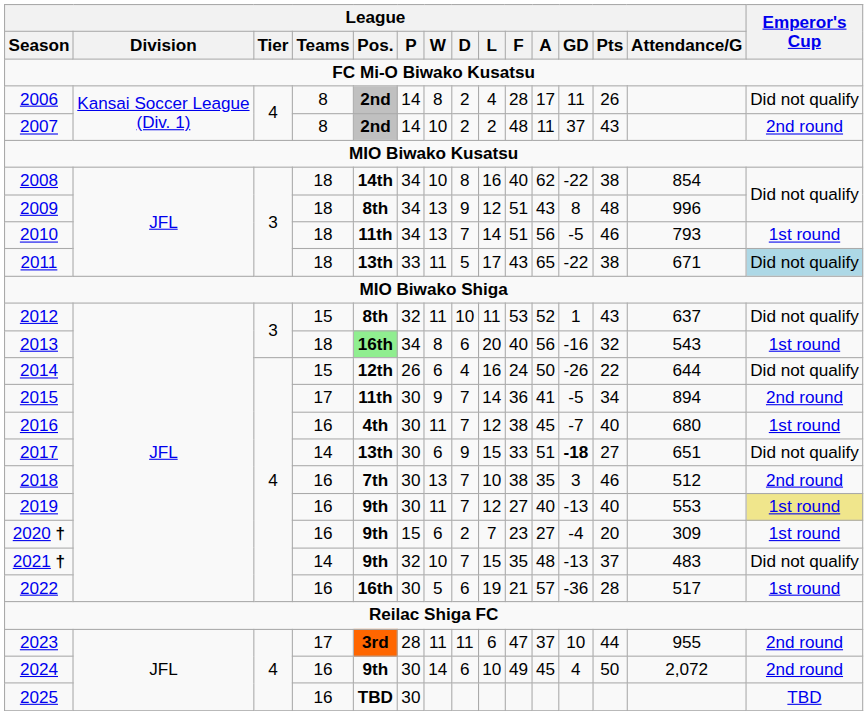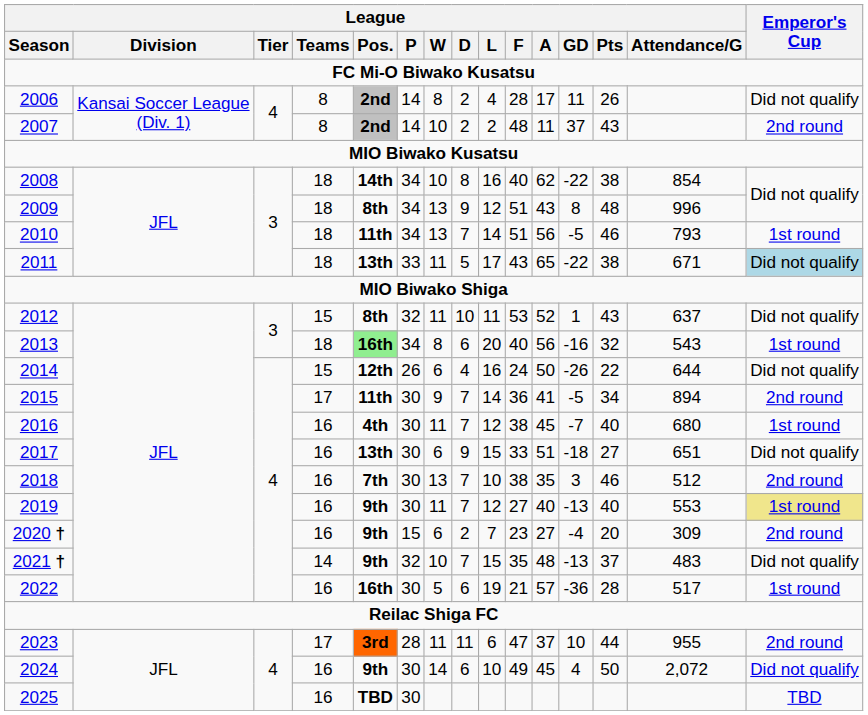(323, 452) 14 -> (323, 452) 16
(576, 452) bold -> (576, 452) normal
(804, 533) 1st round -> (804, 533) 2nd round
(804, 669) 2nd round -> (805, 669) Did not qualify
